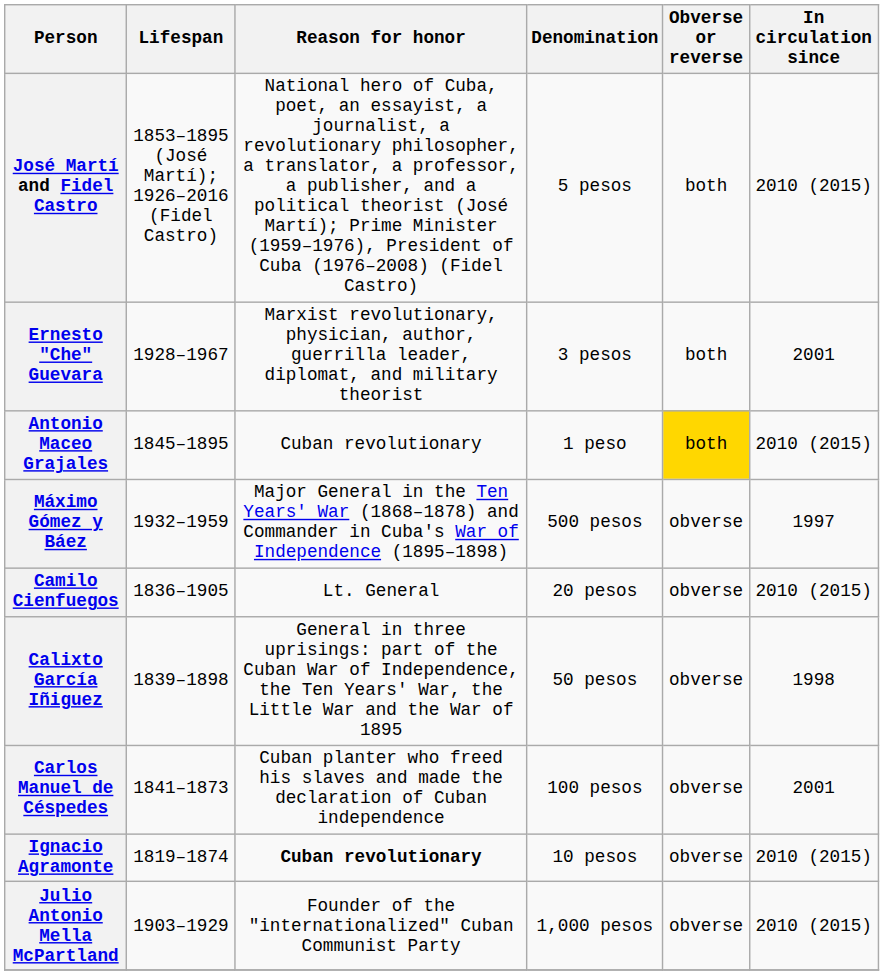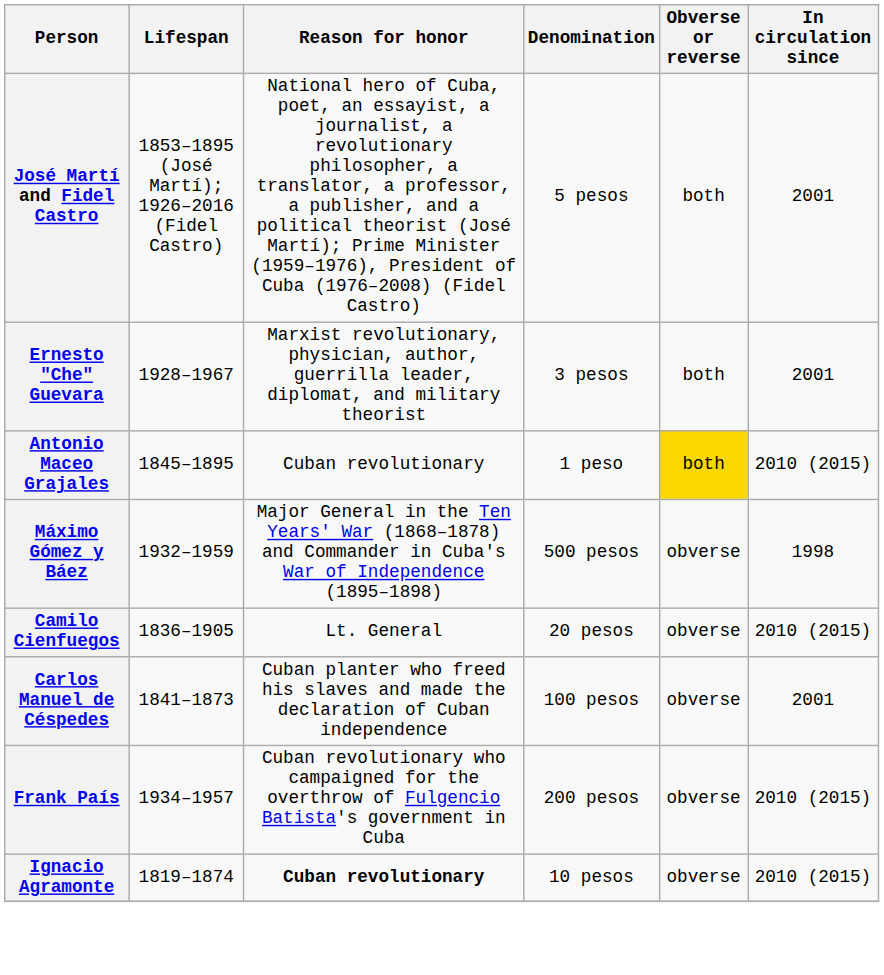(814, 188) 2010 (2015) -> (813, 198) 2001
(814, 524) 1997 -> (813, 554) 1998
- row: (66, 681)
+ row: (67, 799)
- row: (66, 927)
